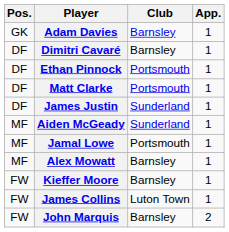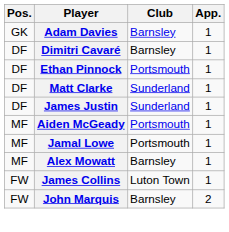(160, 87) Portsmouth -> (160, 87) Sunderland
(160, 124) Sunderland -> (160, 124) Portsmouth
- row: (81, 180)
